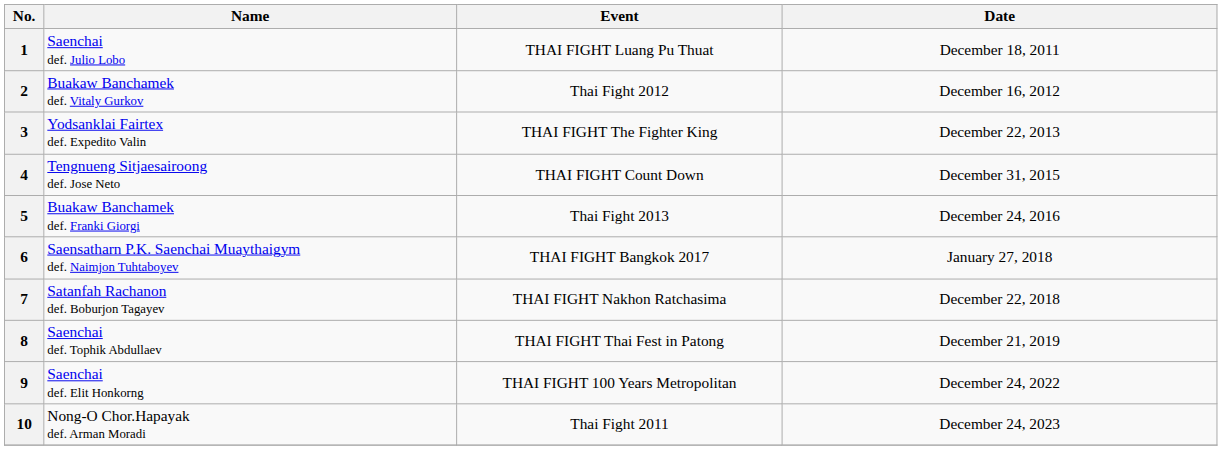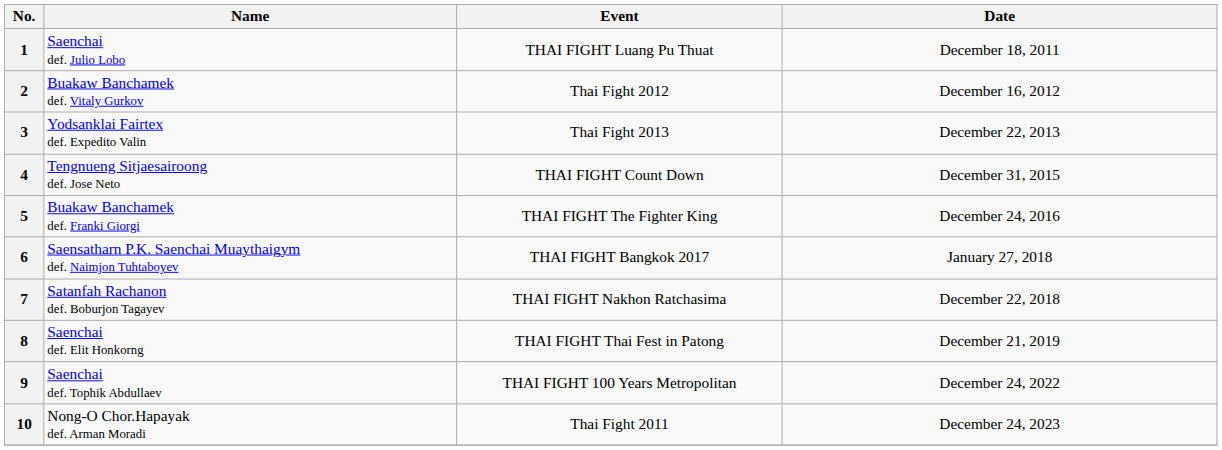(619, 132) THAI FIGHT The Fighter King -> (620, 132) Thai Fight 2013
(620, 216) Thai Fight 2013 -> (619, 216) THAI FIGHT The Fighter King
(105, 341) Saenchai def. Tophik Abdullaev -> (95, 341) Saenchai def. Elit Honkorng
(95, 382) Saenchai def. Elit Honkorng -> (105, 382) Saenchai def. Tophik Abdullaev
